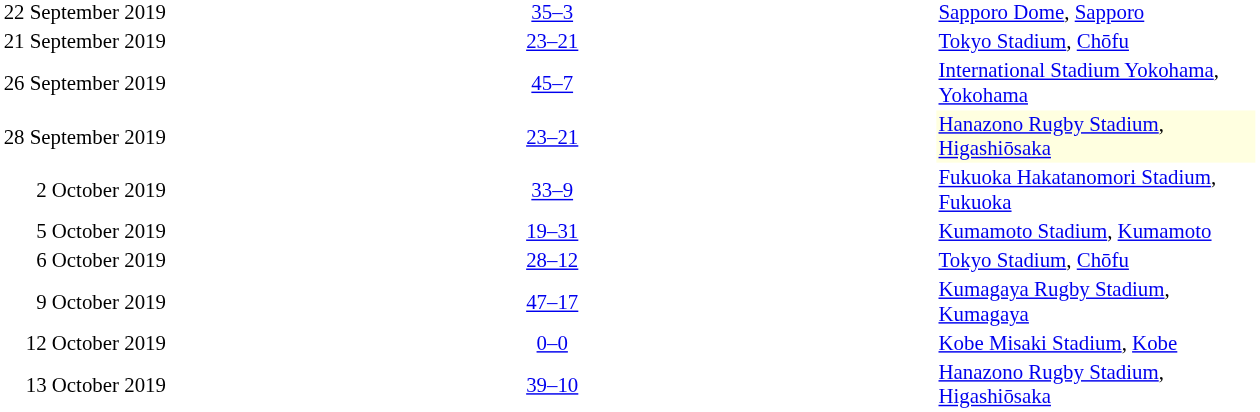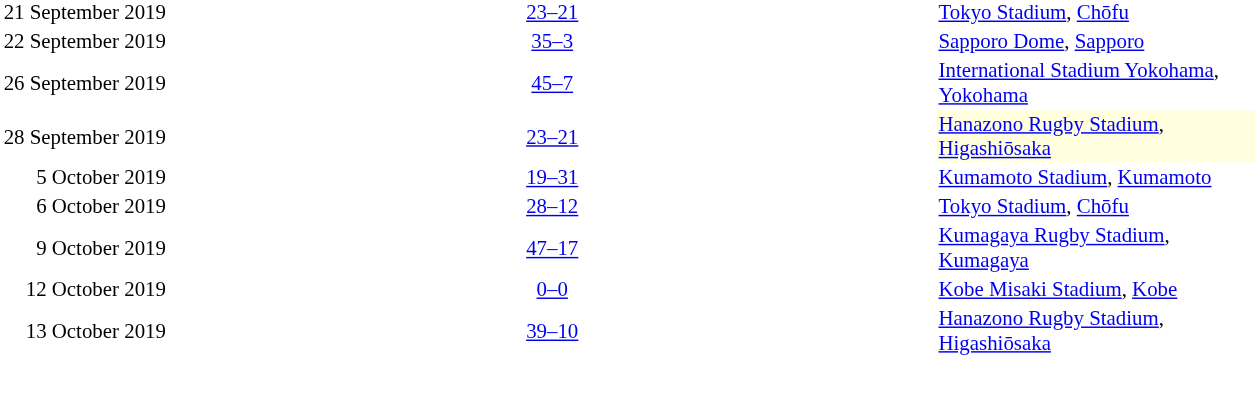rows swapped: (85, 41) <-> (85, 12)
- row: (101, 189)
